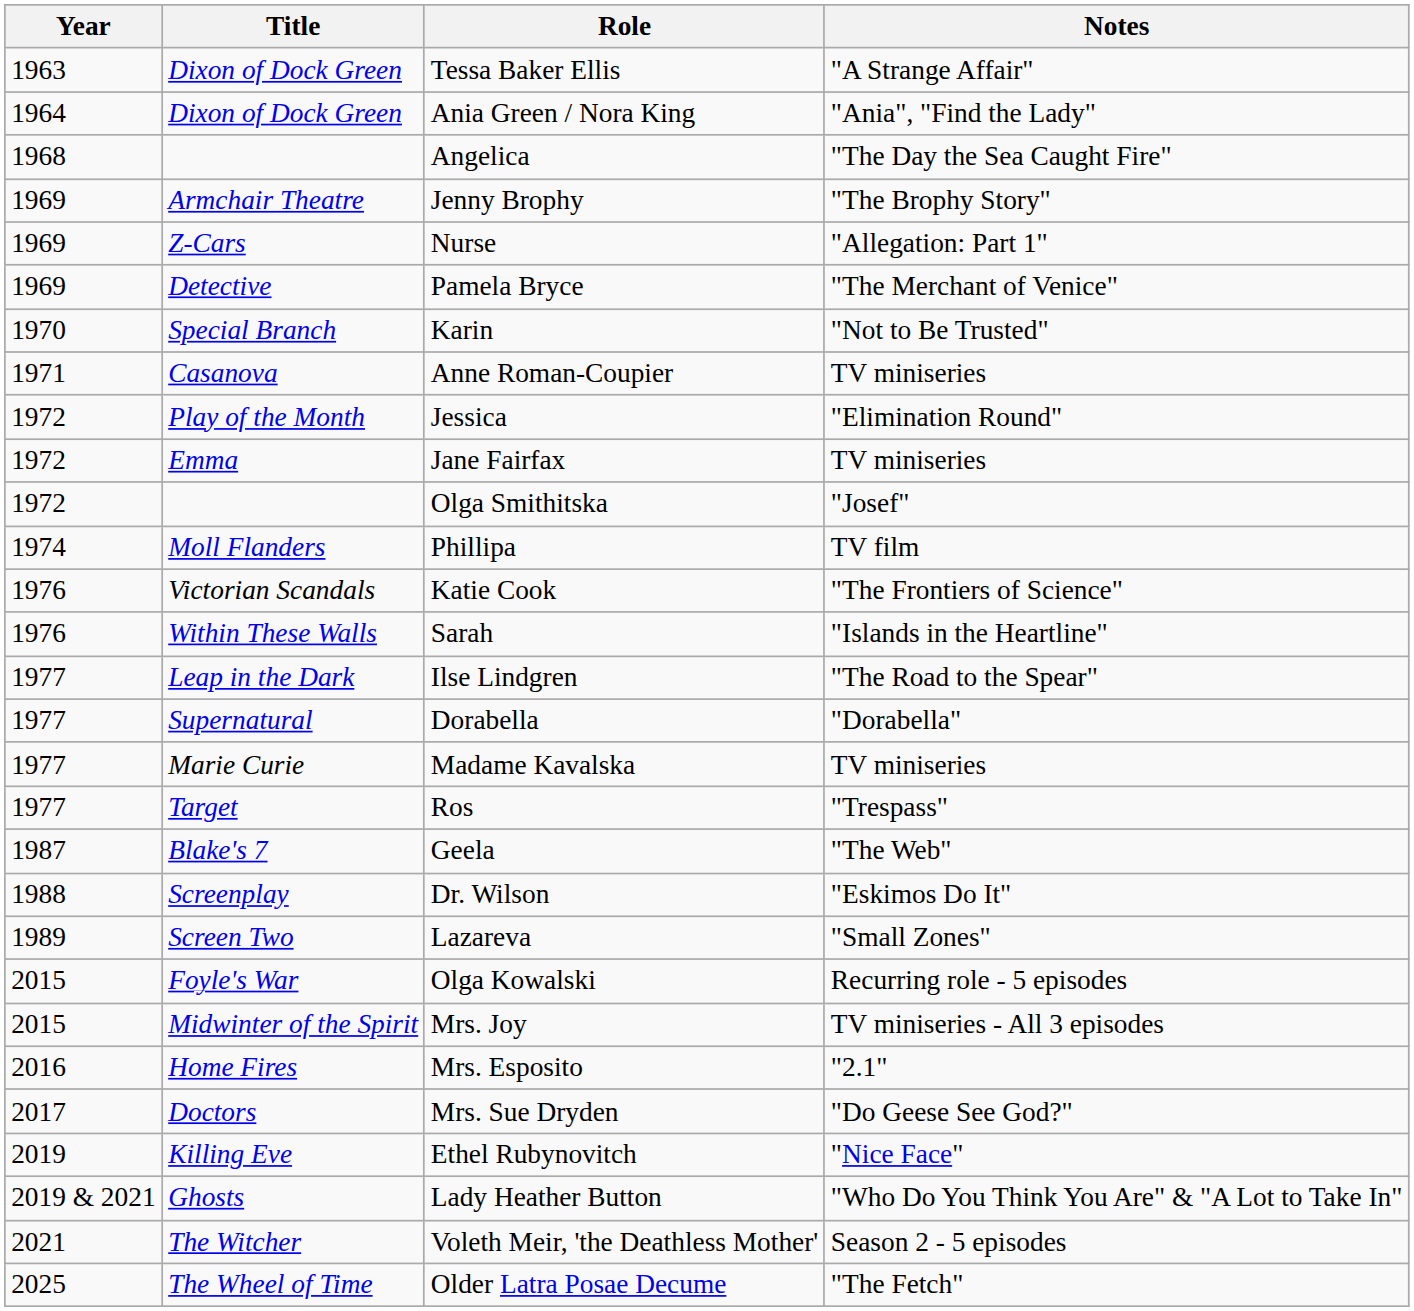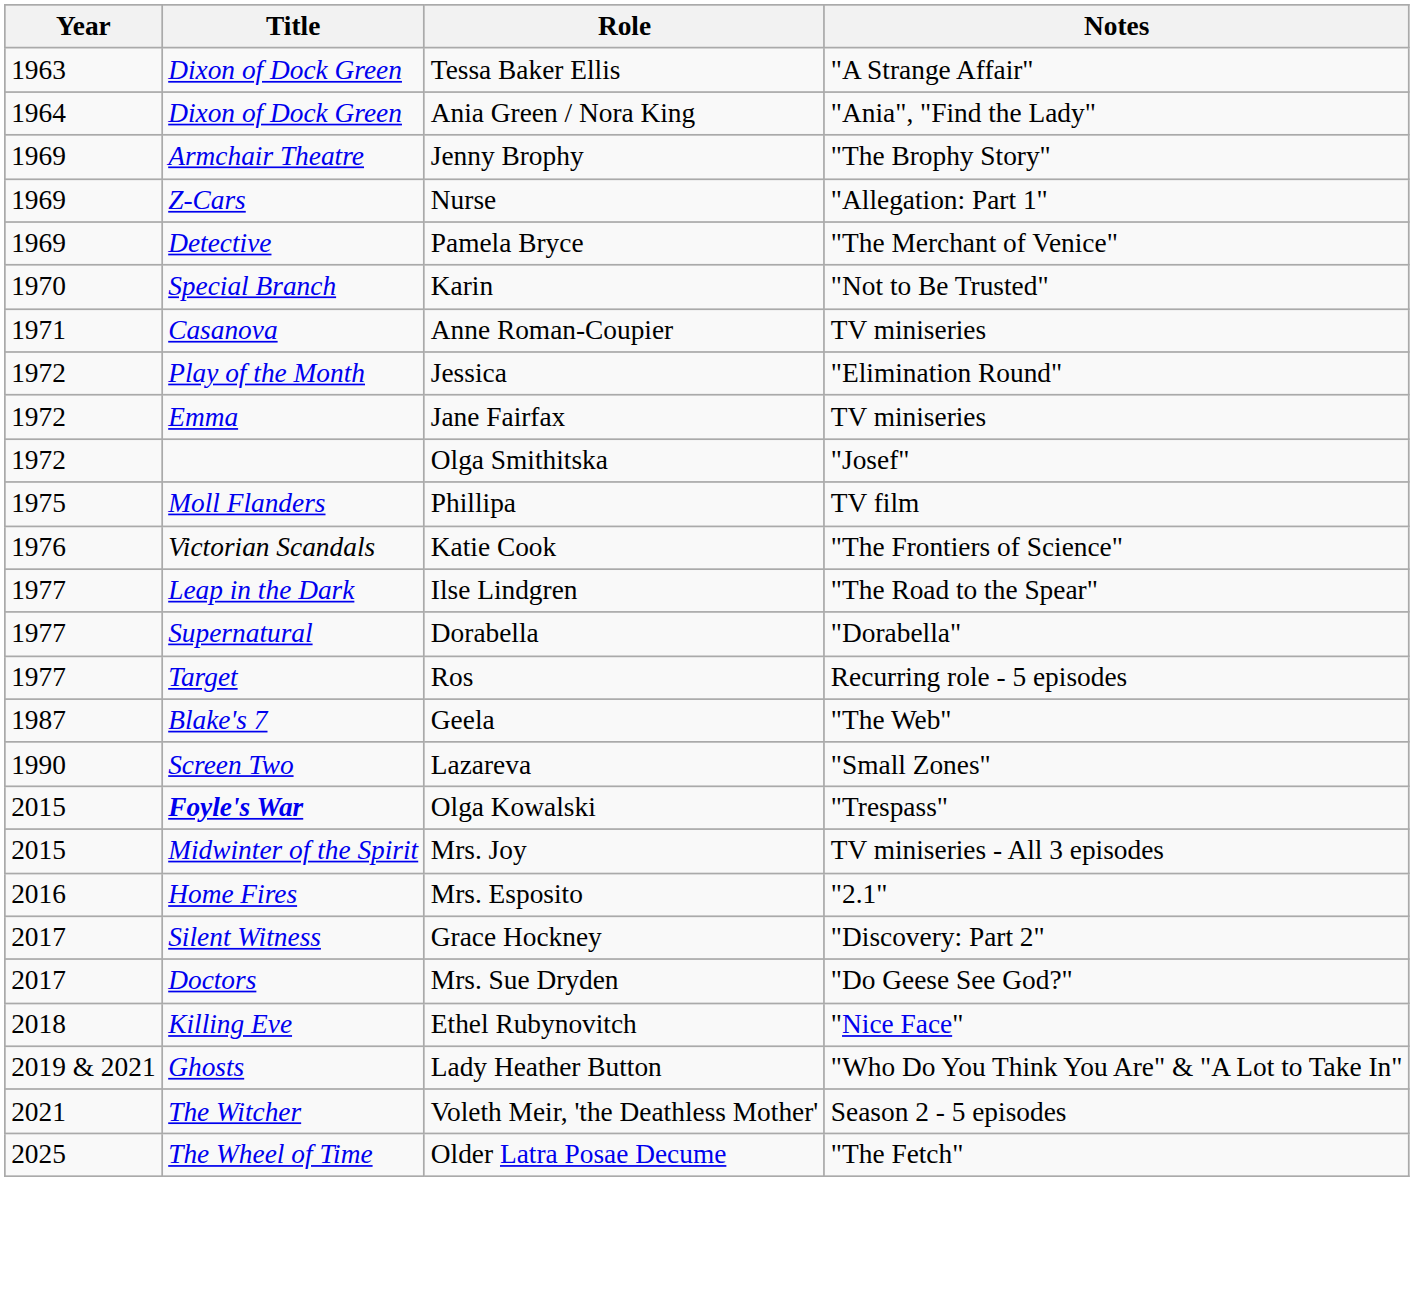- row: (480, 156)
(39, 546) 1974 -> (39, 503) 1975
- row: (462, 633)
- row: (533, 763)
(889, 807) "Trespass" -> (979, 677) Recurring role - 5 episodes
- row: (490, 894)
(39, 937) 1989 -> (39, 763) 1990
(233, 980) normal -> (236, 807) bold
(979, 980) Recurring role - 5 episodes -> (889, 807) "Trespass"
+ row: (516, 937)
(39, 1154) 2019 -> (39, 1024) 2018
